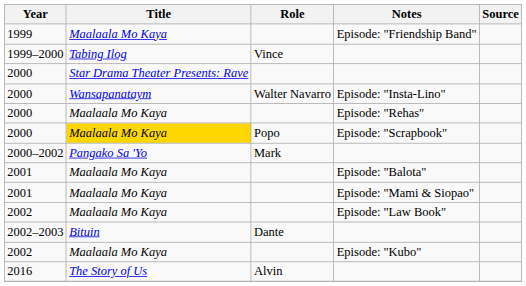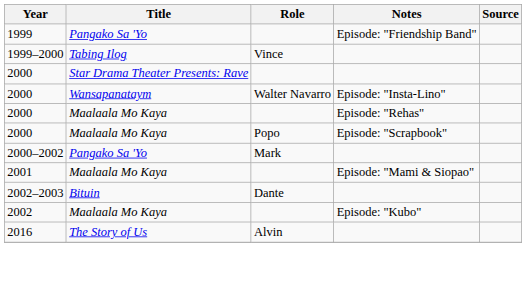(118, 34) Maalaala Mo Kaya -> (108, 34) Pangako Sa 'Yo
(118, 133) gold background -> (118, 133) no background
- row: (20, 172)
- row: (20, 212)
